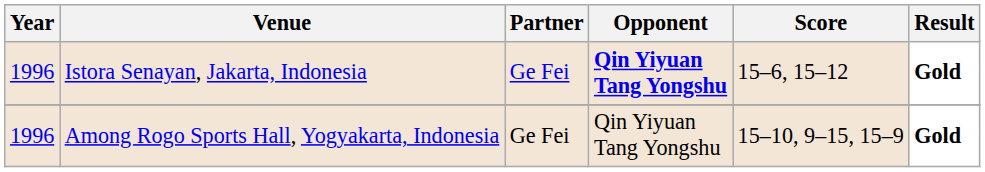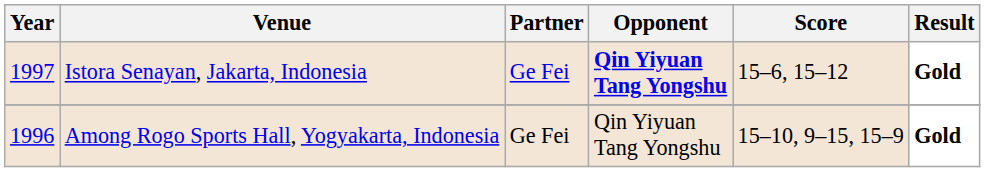(32, 72) 1996 -> (32, 72) 1997
